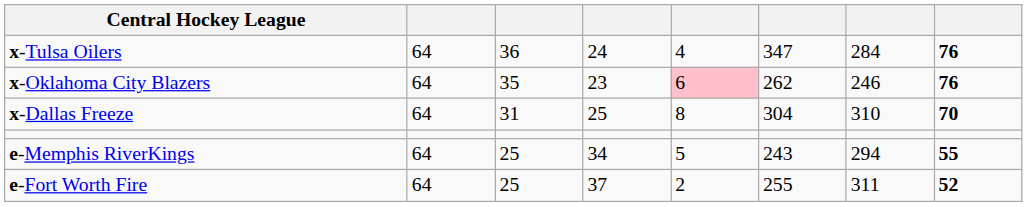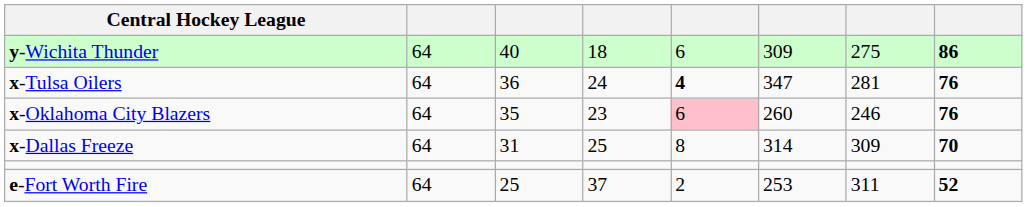+ row: (84, 51)
(680, 51) normal -> (680, 82) bold
(866, 51) 284 -> (866, 82) 281
(778, 82) 262 -> (778, 113) 260
(778, 113) 304 -> (778, 144) 314
(866, 113) 310 -> (866, 144) 309
- row: (102, 154)
(778, 185) 255 -> (778, 185) 253
